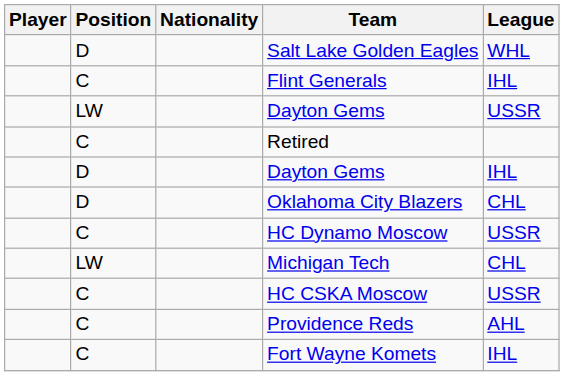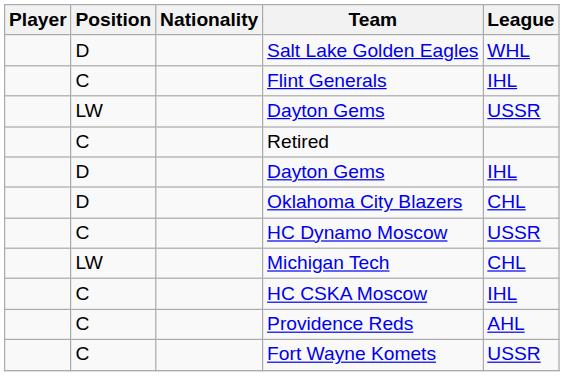(514, 293) USSR -> (502, 293) IHL
(502, 354) IHL -> (514, 354) USSR
